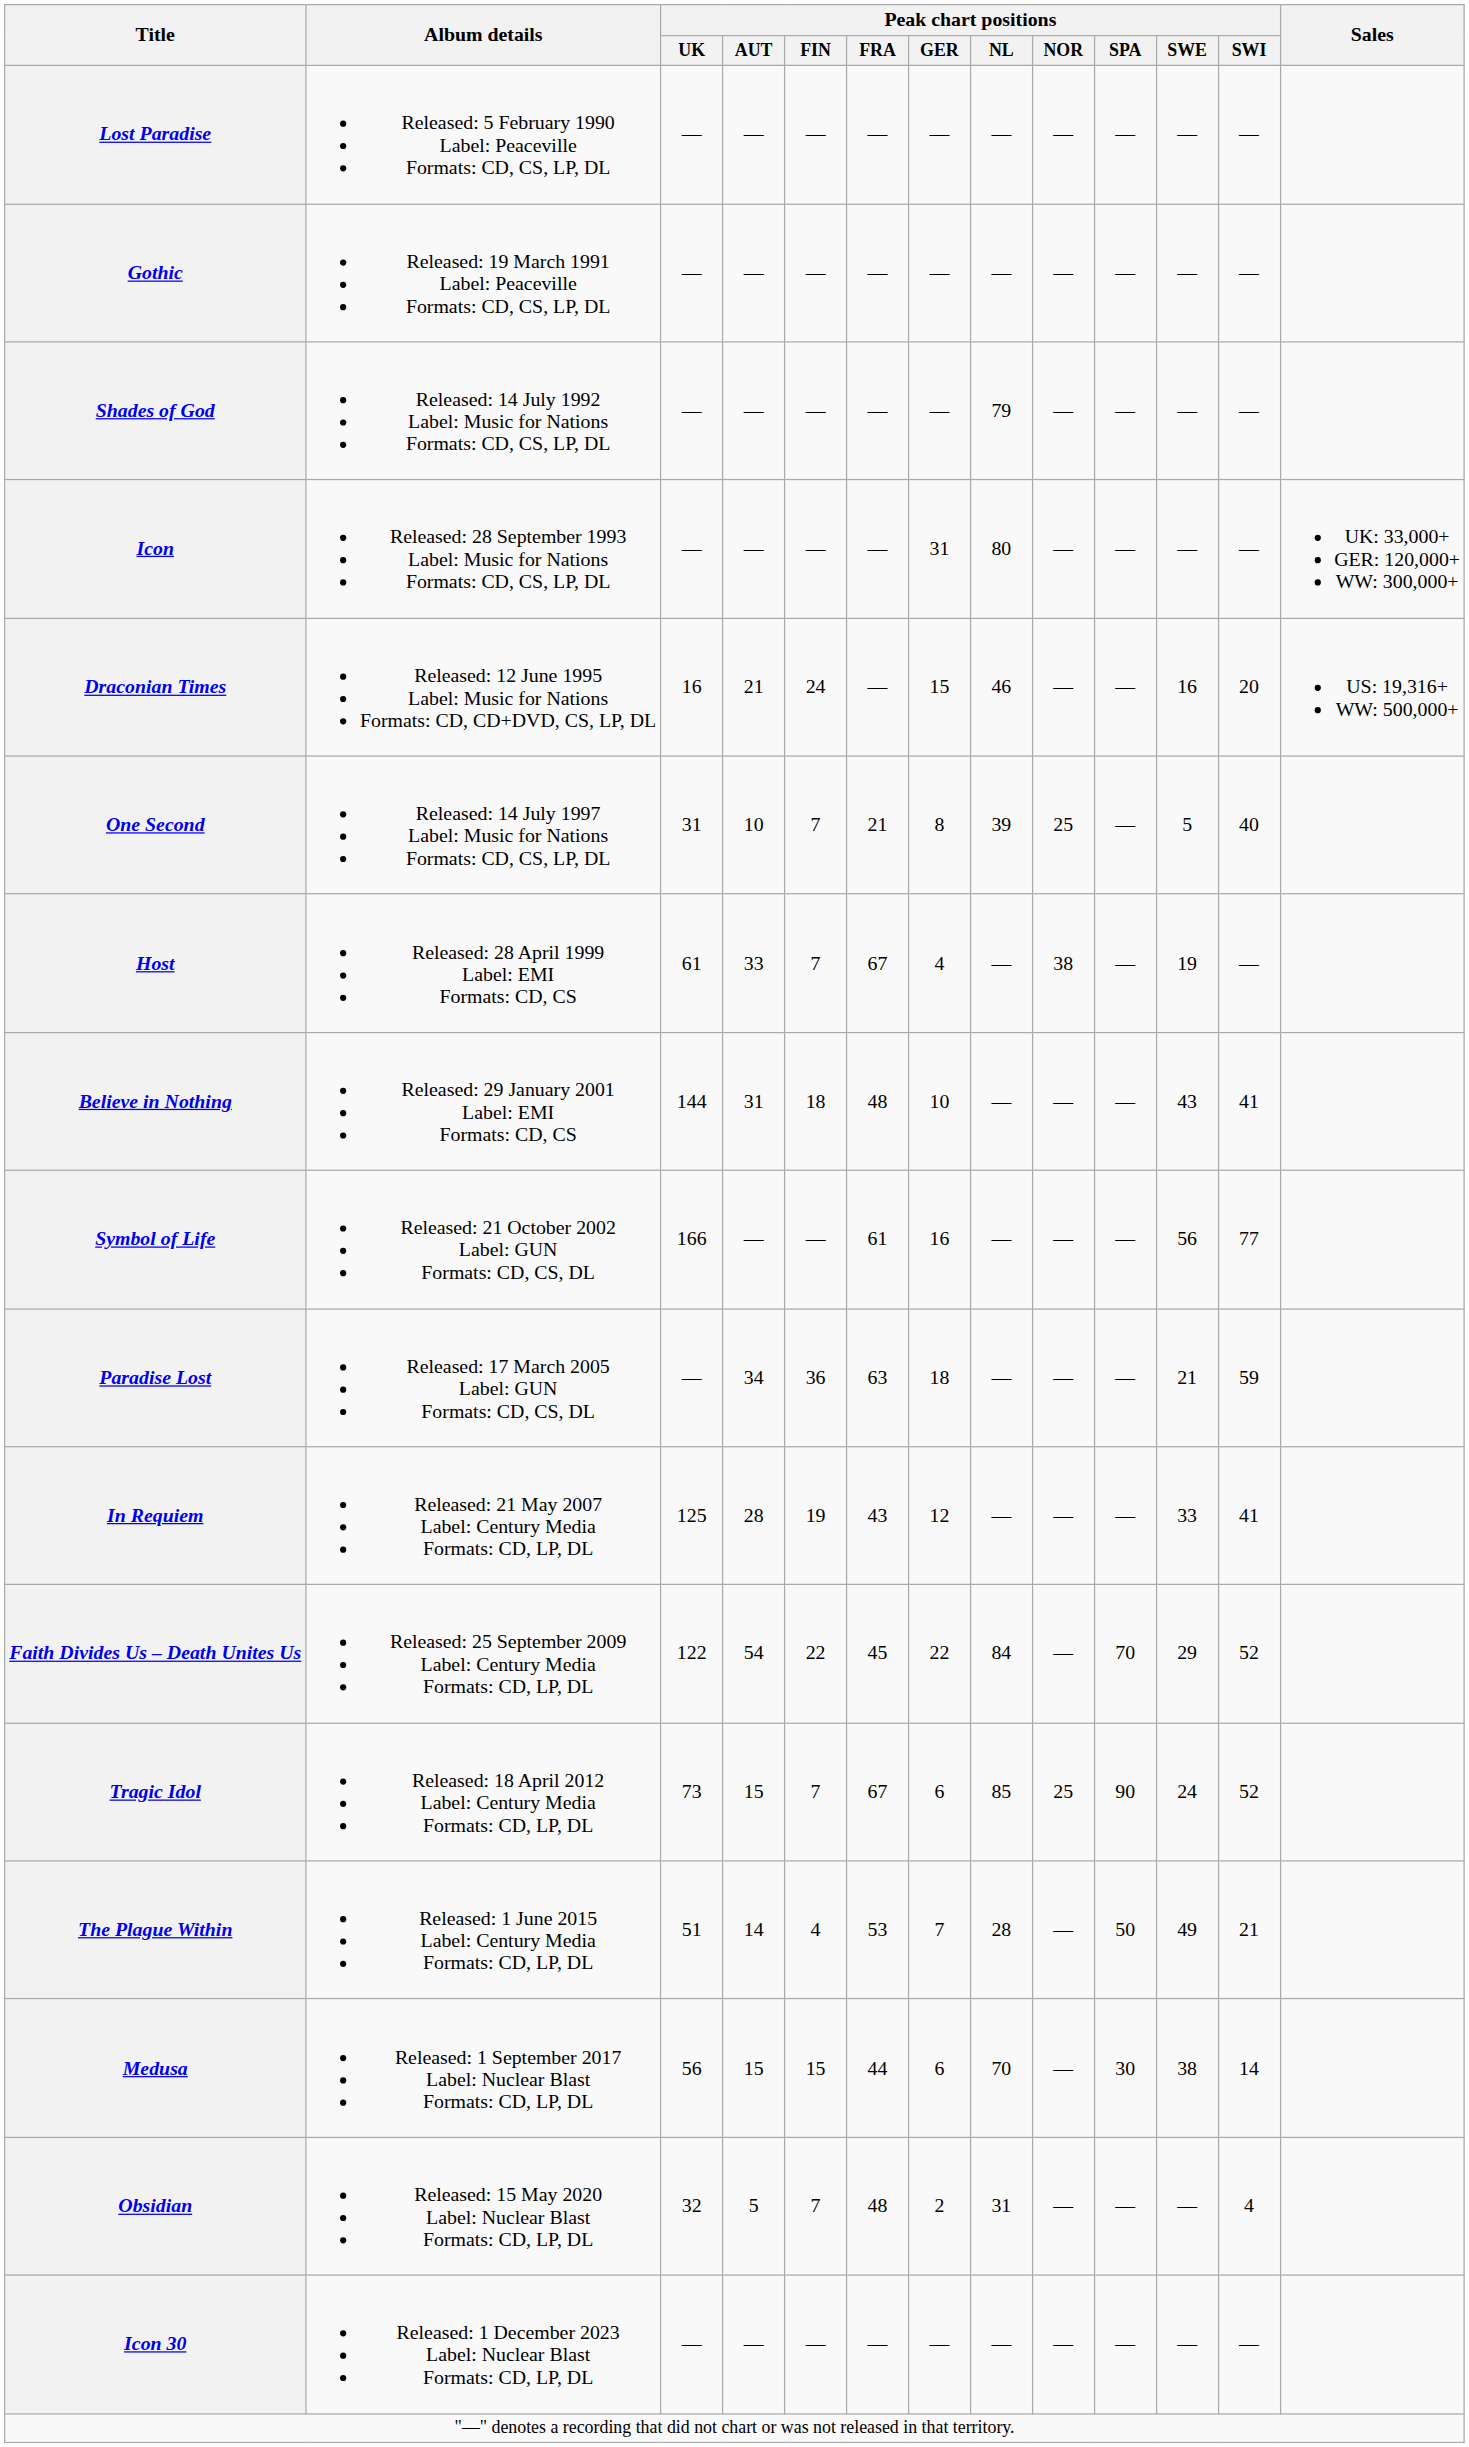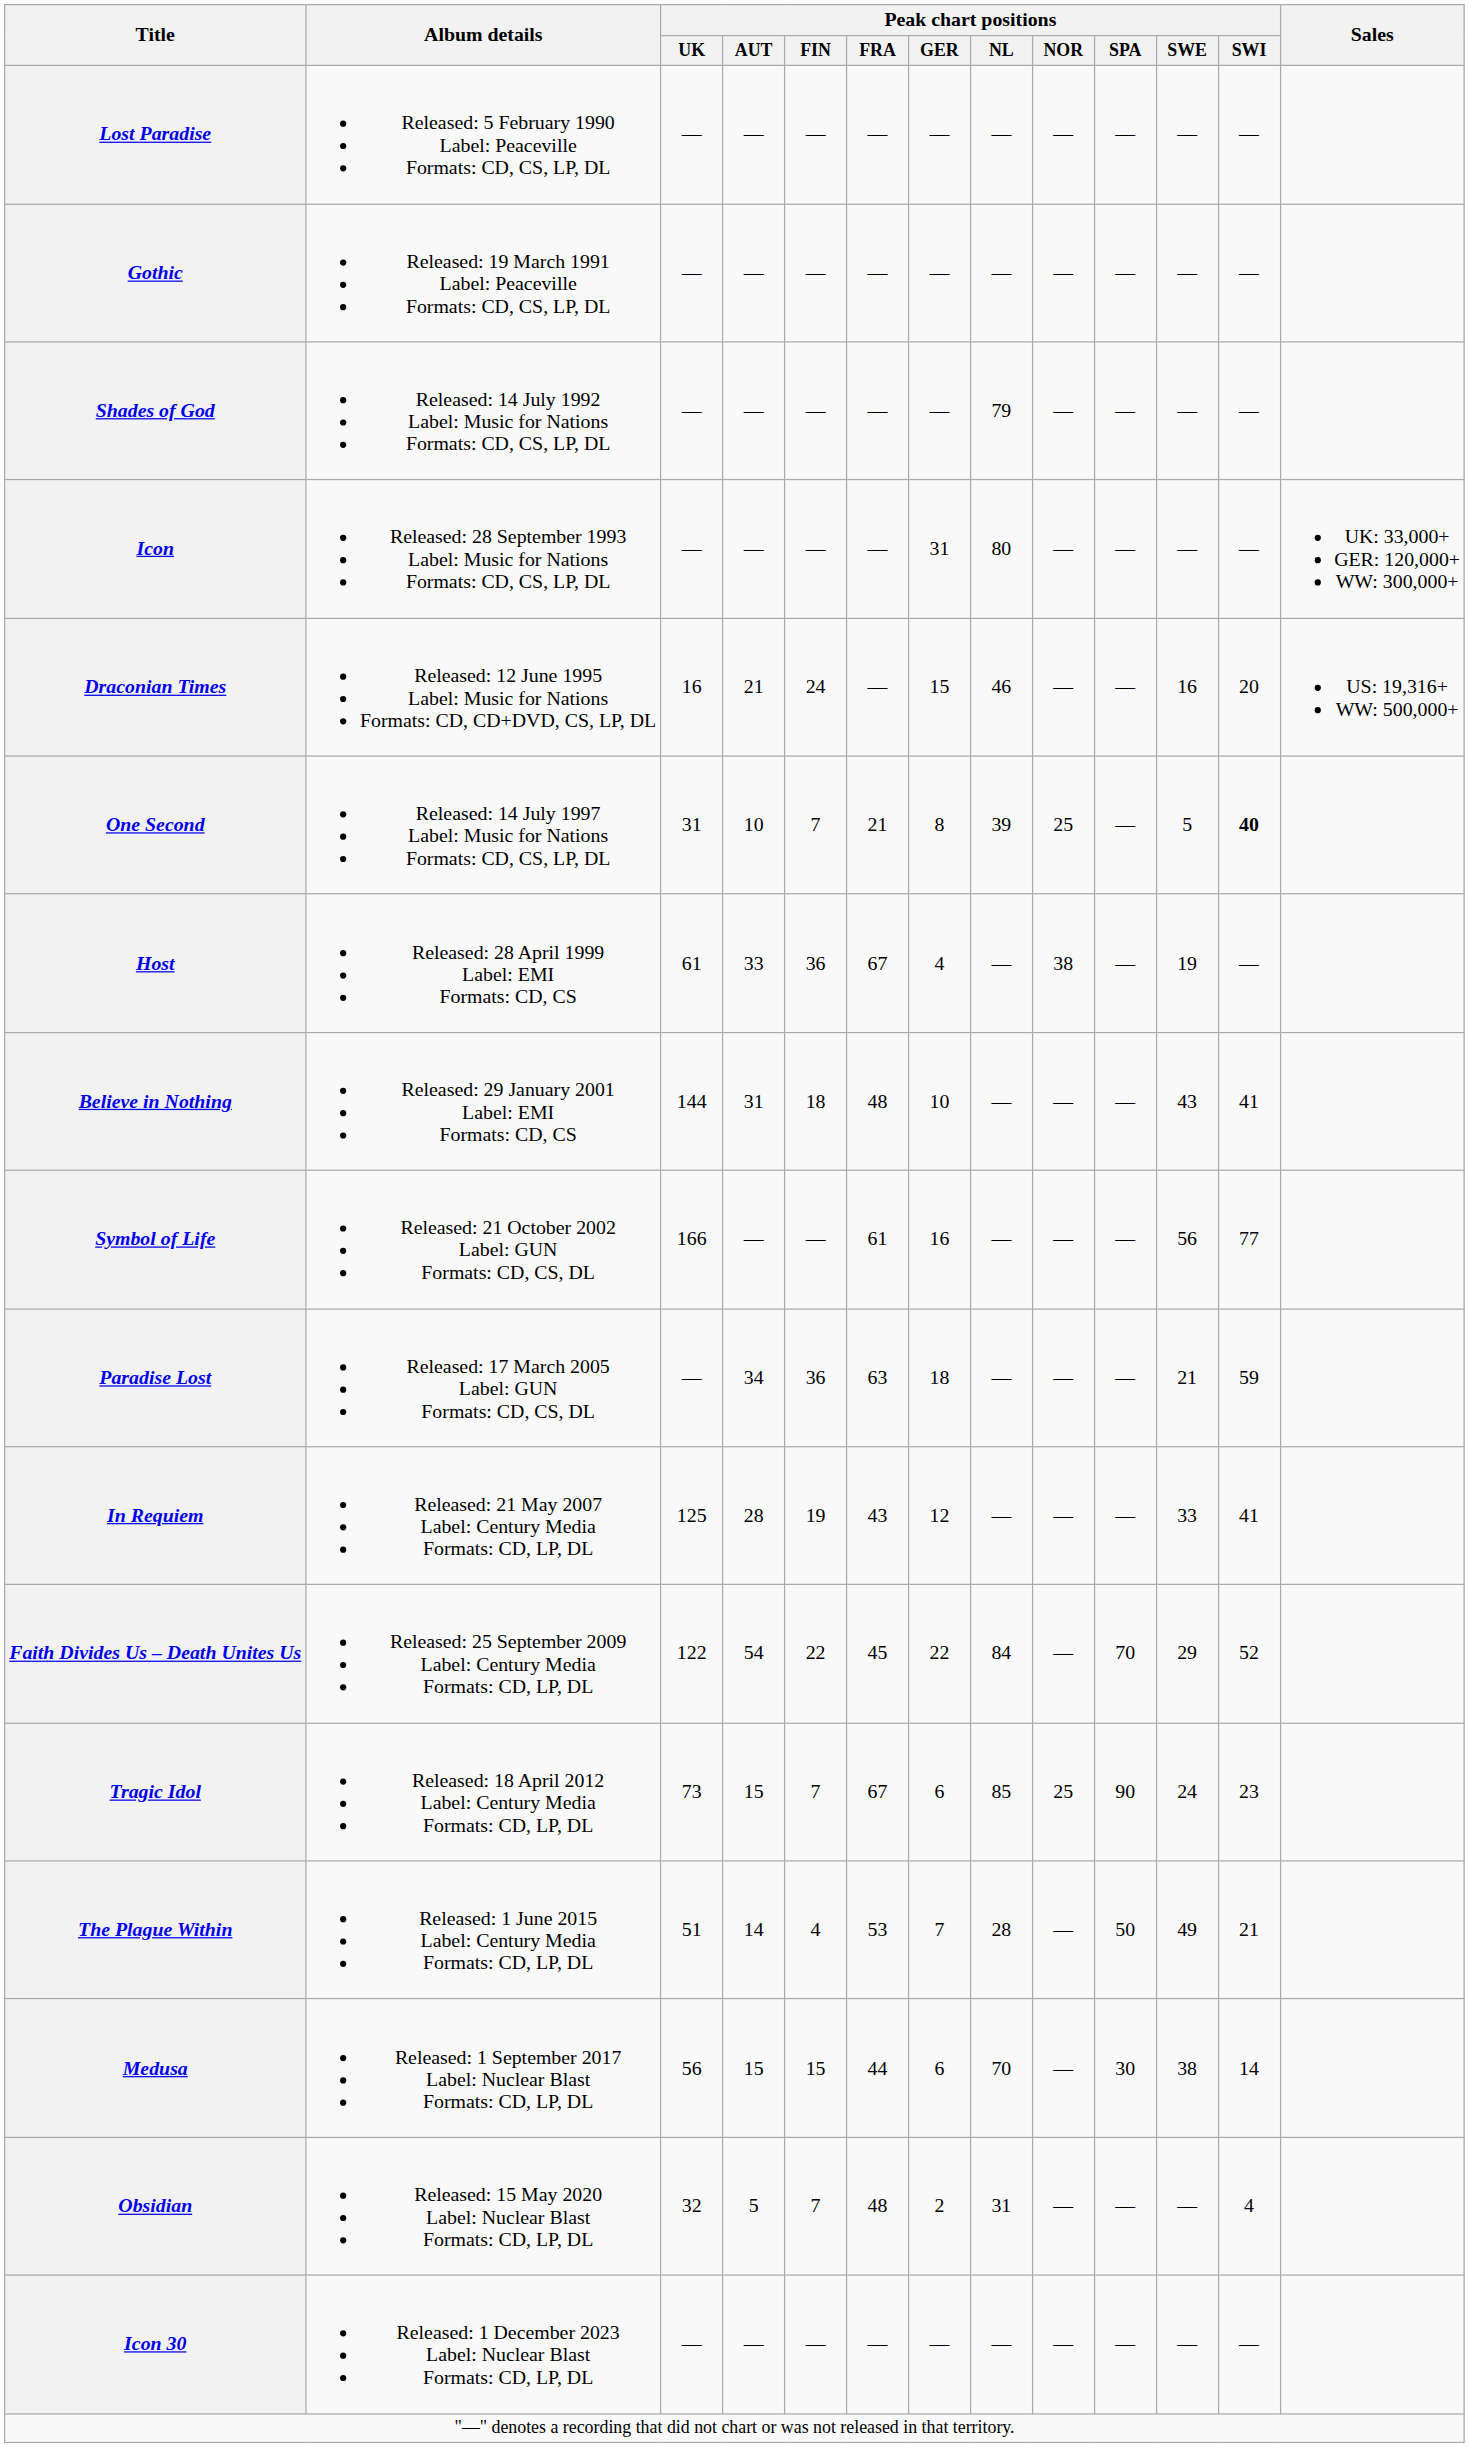(1249, 824) normal -> (1249, 824) bold
(816, 963) 7 -> (816, 963) 36
(1249, 1791) 52 -> (1249, 1791) 23
